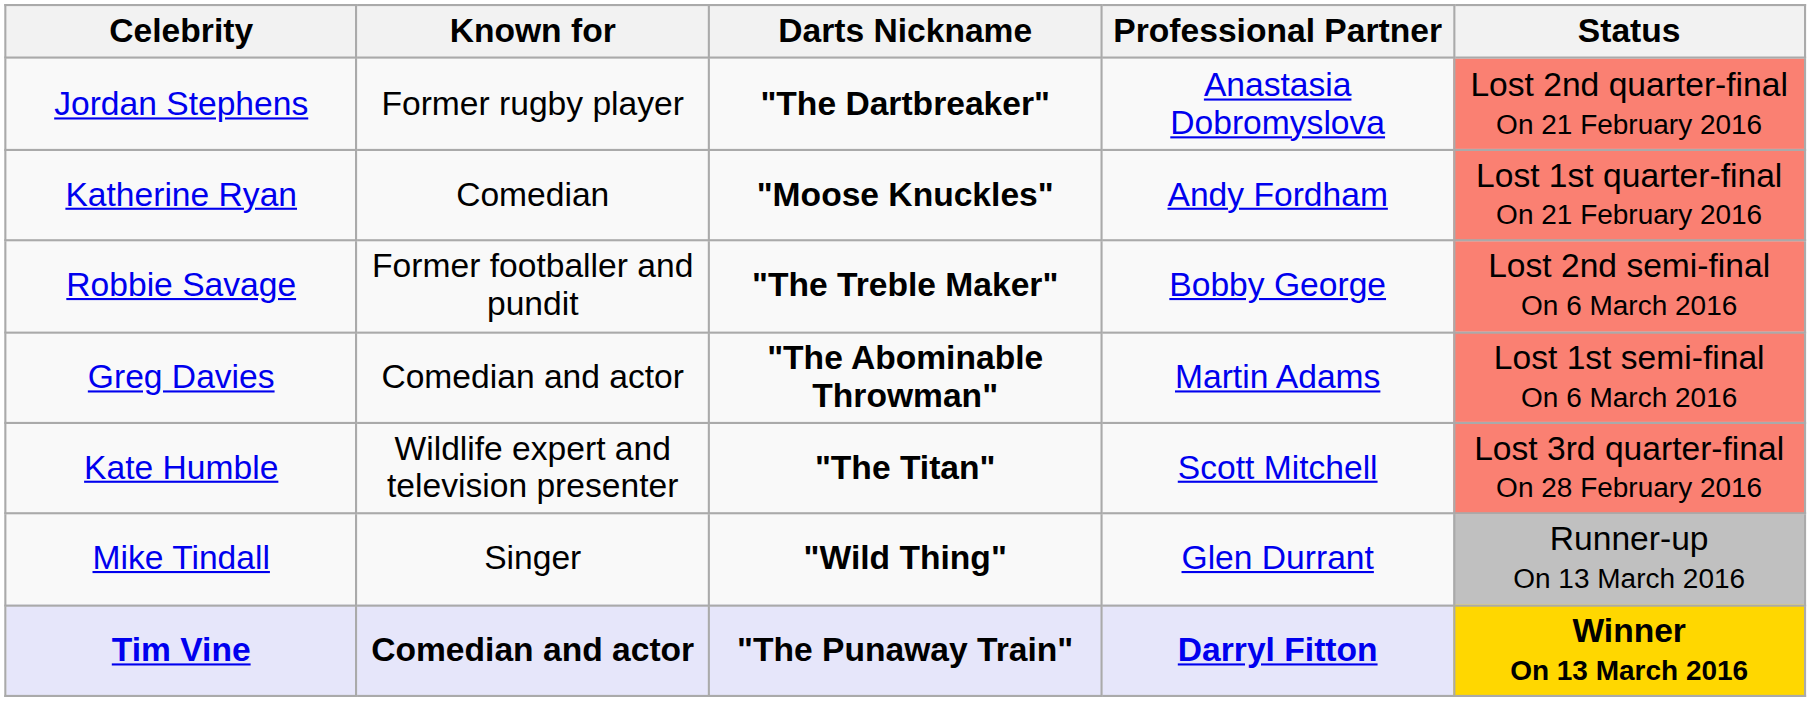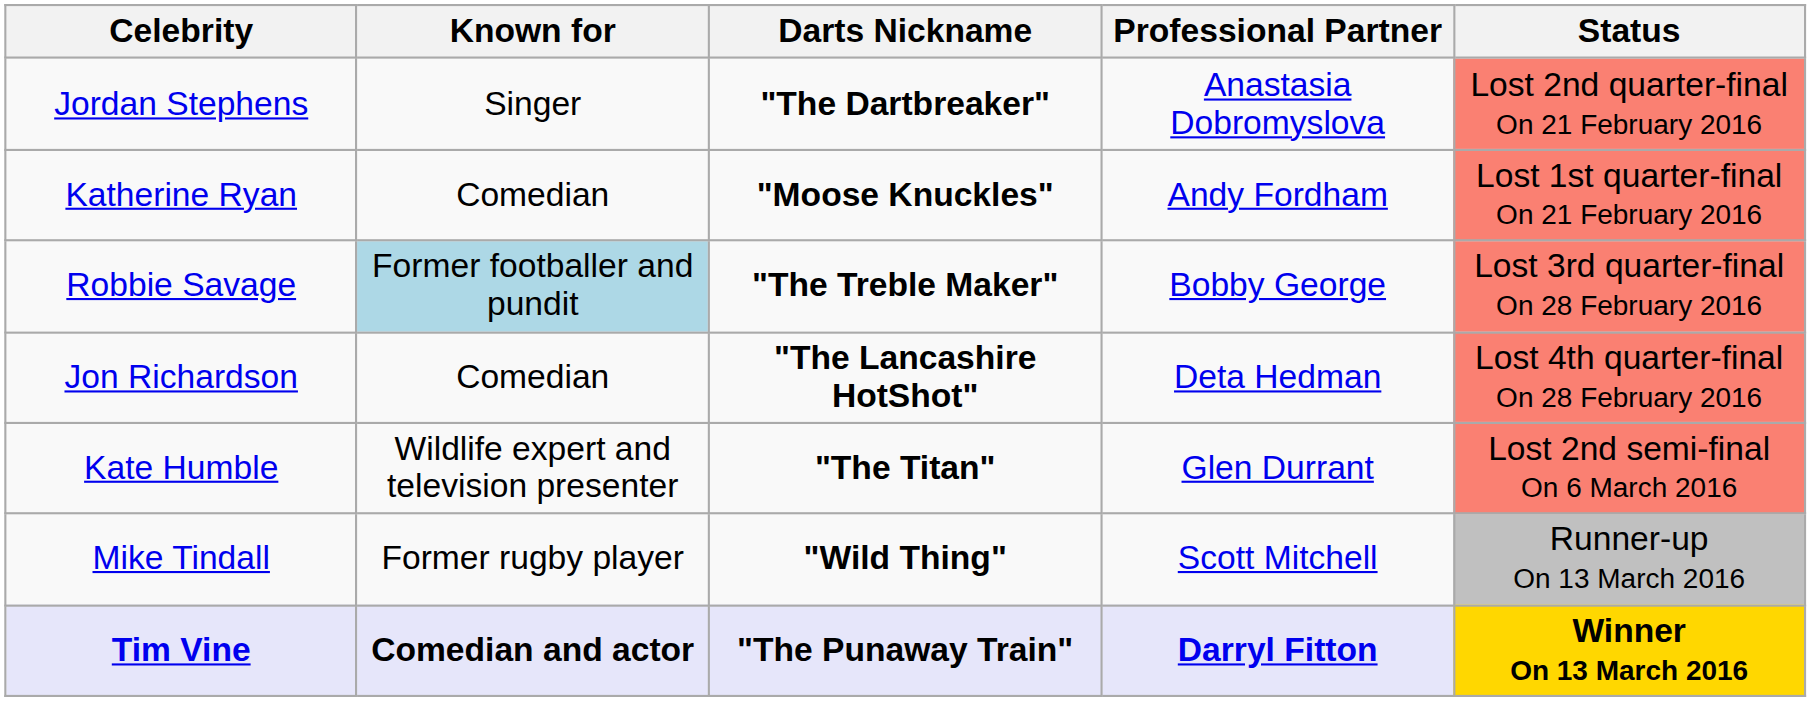(533, 103) Former rugby player -> (533, 103) Singer
(533, 285) no background -> (533, 285) lightblue background
(1629, 285) Lost 2nd semi-final On 6 March 2016 -> (1629, 285) Lost 3rd quarter-final On 28 February 2016
+ row: (181, 376)
- row: (181, 376)
(1278, 467) Scott Mitchell -> (1278, 467) Glen Durrant
(1629, 467) Lost 3rd quarter-final On 28 February 2016 -> (1629, 467) Lost 2nd semi-final On 6 March 2016
(533, 558) Singer -> (533, 558) Former rugby player
(1278, 558) Glen Durrant -> (1278, 558) Scott Mitchell
